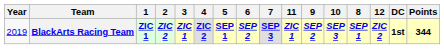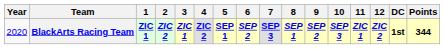columns swapped: (358, 11) <-> (292, 11)
(17, 31) 2019 -> (17, 31) 2020
